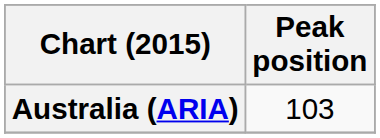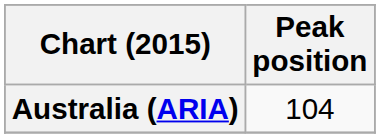(310, 108) 103 -> (310, 108) 104
